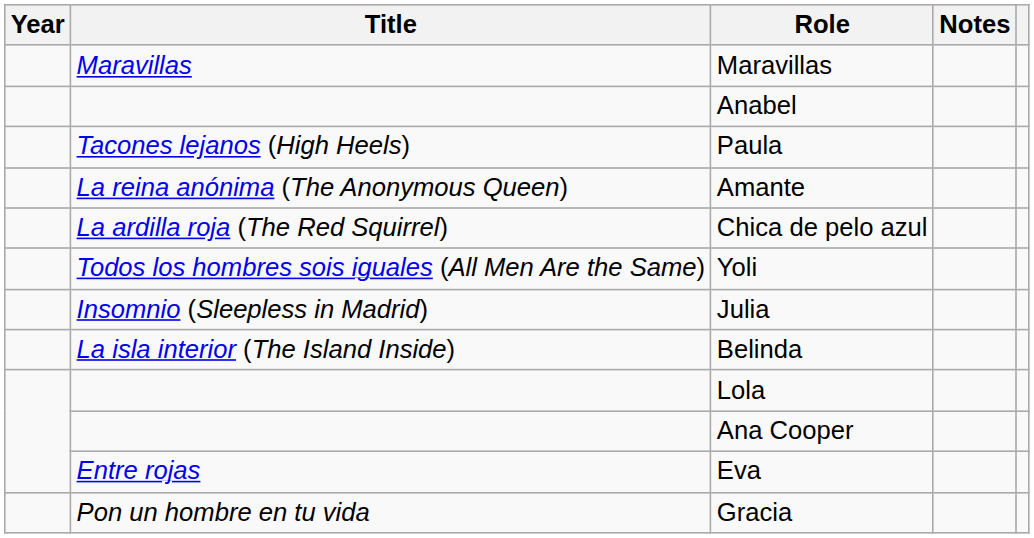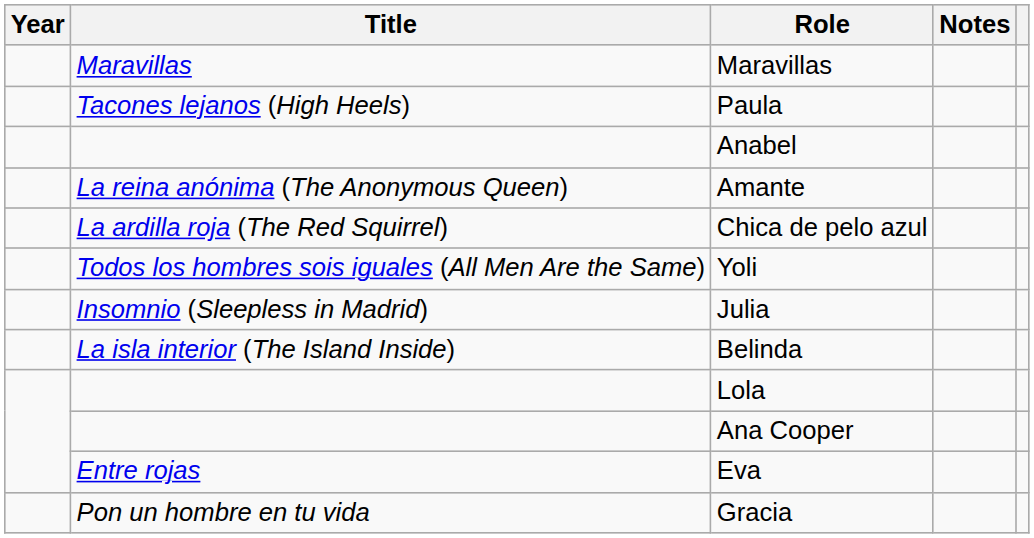rows swapped: (757, 106) <-> (750, 146)
